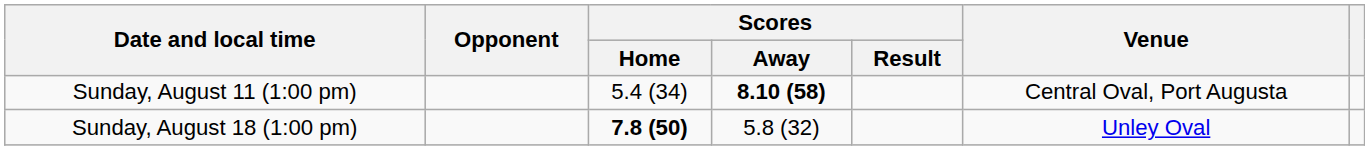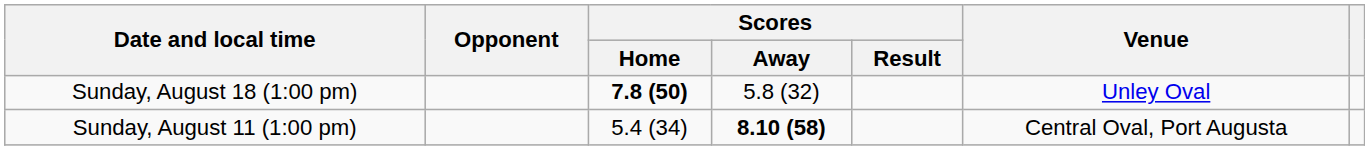rows swapped: (215, 93) <-> (215, 128)
